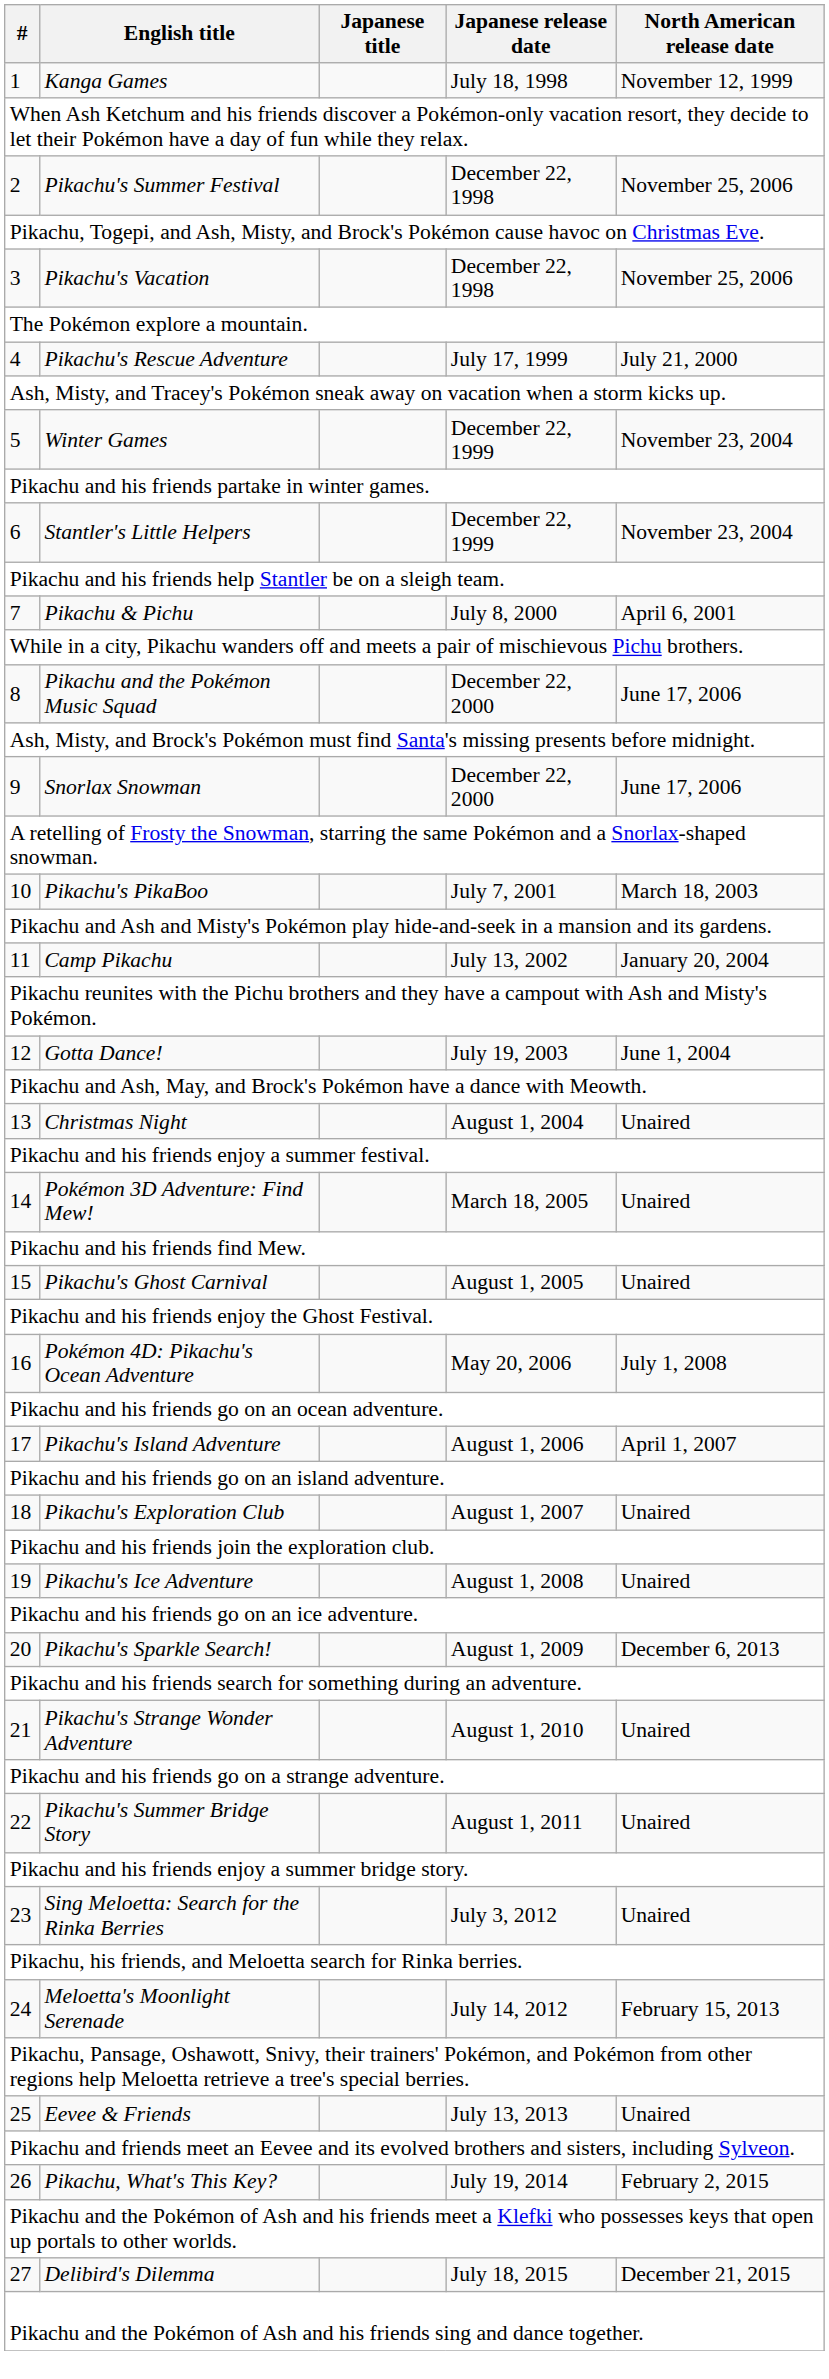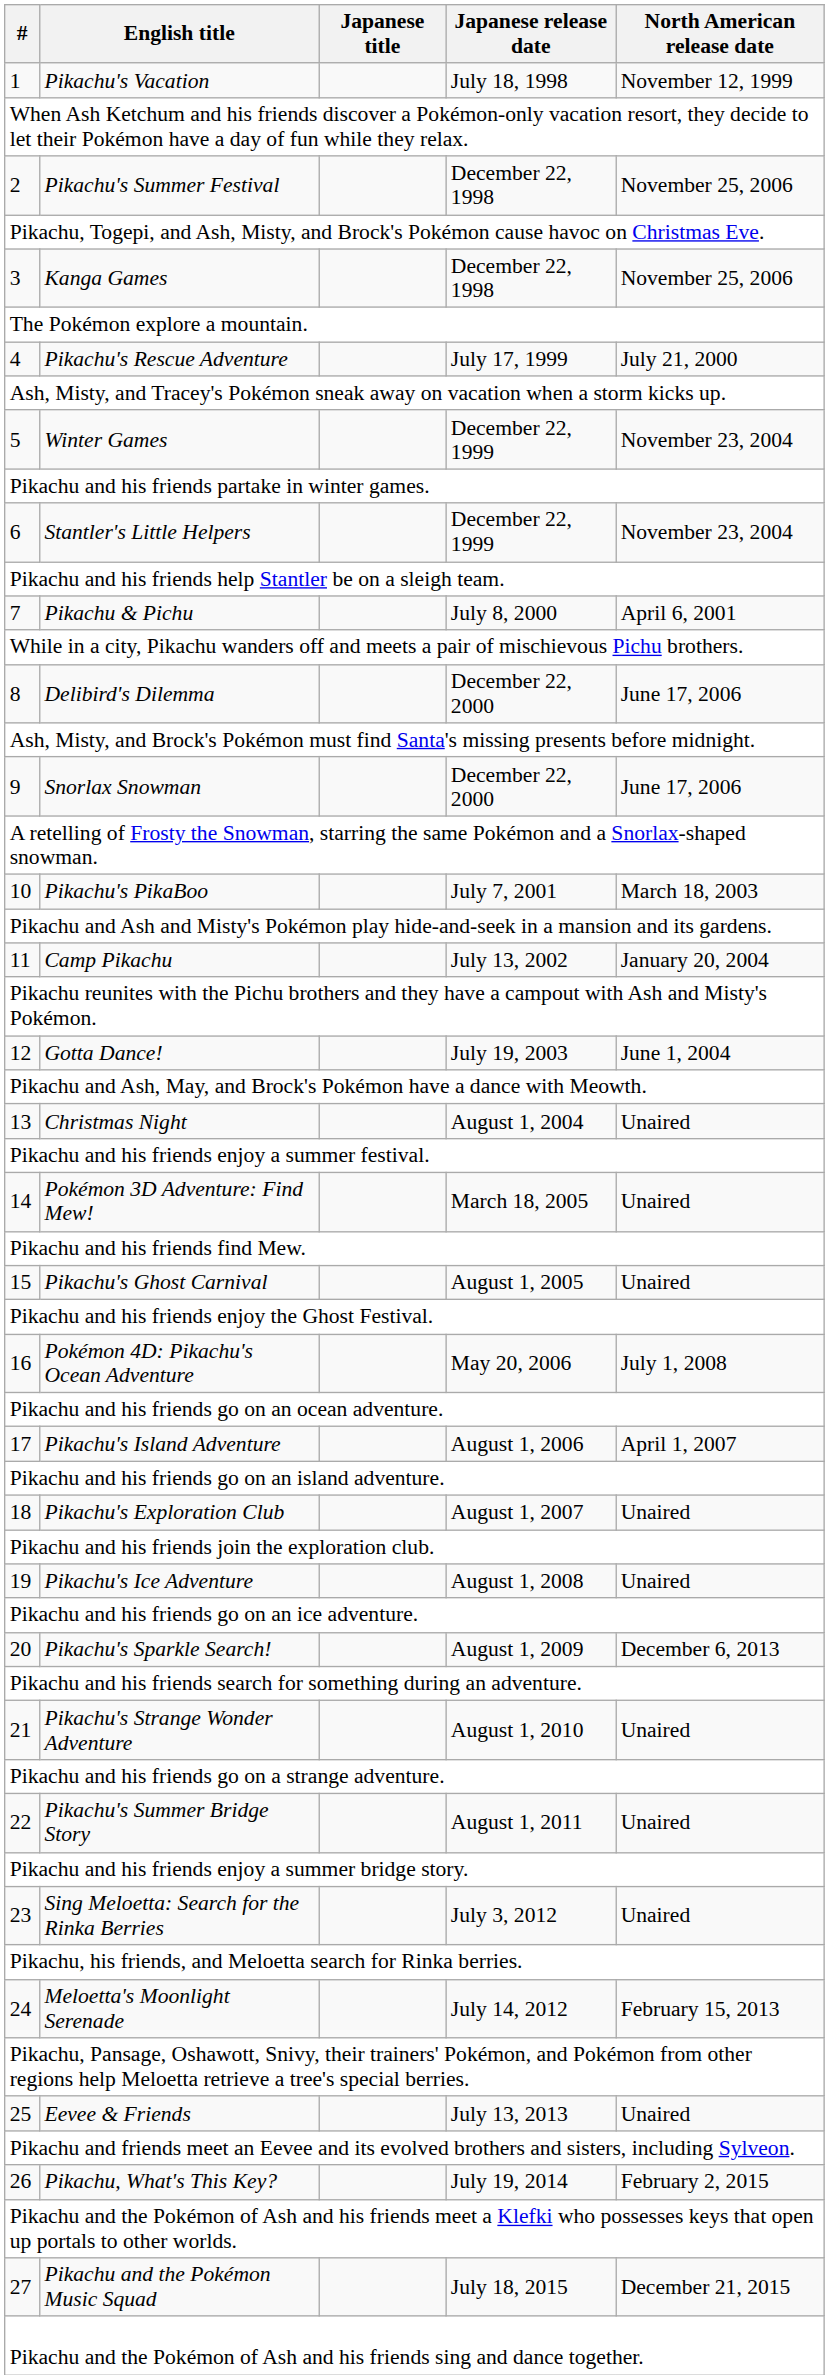(106, 80) Kanga Games -> (127, 80) Pikachu's Vacation
(127, 277) Pikachu's Vacation -> (106, 277) Kanga Games
(158, 693) Pikachu and the Pokémon Music Squad -> (129, 693) Delibird's Dilemma
(129, 2274) Delibird's Dilemma -> (158, 2286) Pikachu and the Pokémon Music Squad
